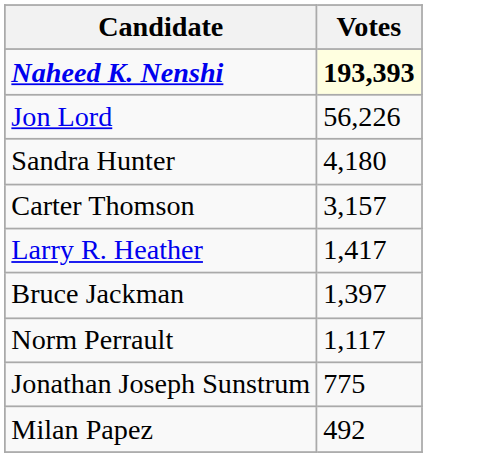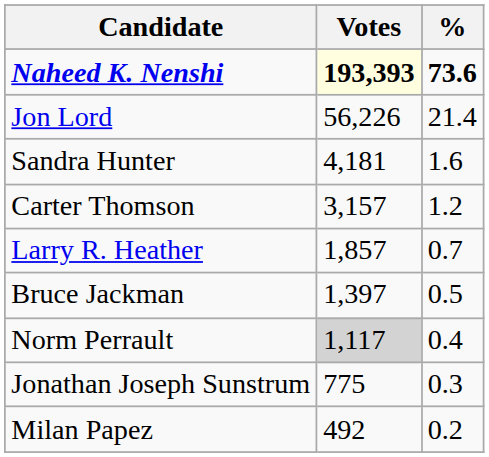+ column: (452, 26)
(355, 160) 4,180 -> (355, 160) 4,181
(355, 250) 1,417 -> (355, 250) 1,857
(354, 339) no background -> (354, 339) lightgrey background
